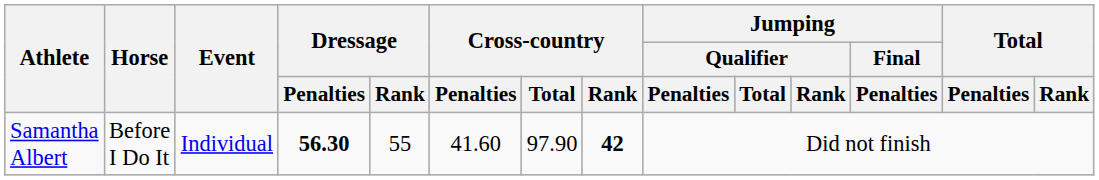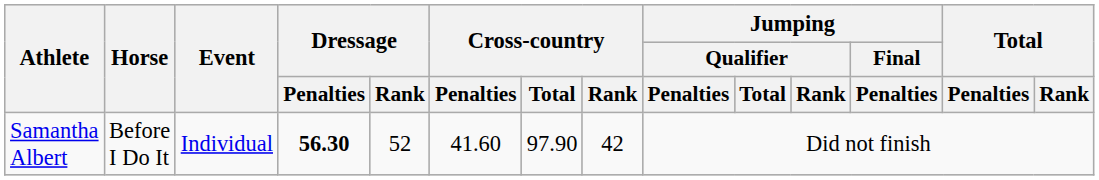(400, 143) 55 -> (400, 143) 52
(613, 143) bold -> (613, 143) normal
